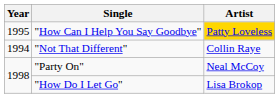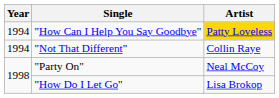(18, 31) 1995 -> (18, 31) 1994
